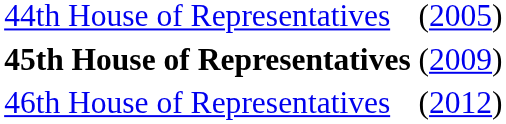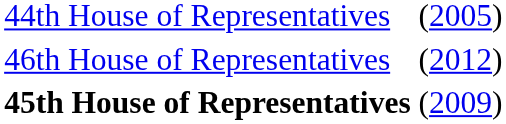rows swapped: (207, 59) <-> (197, 102)
